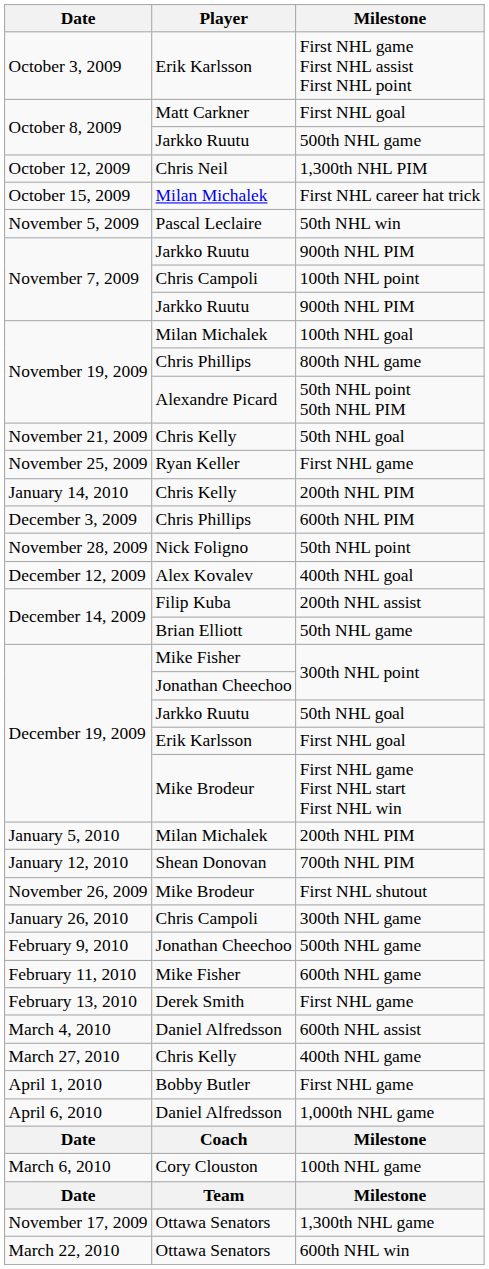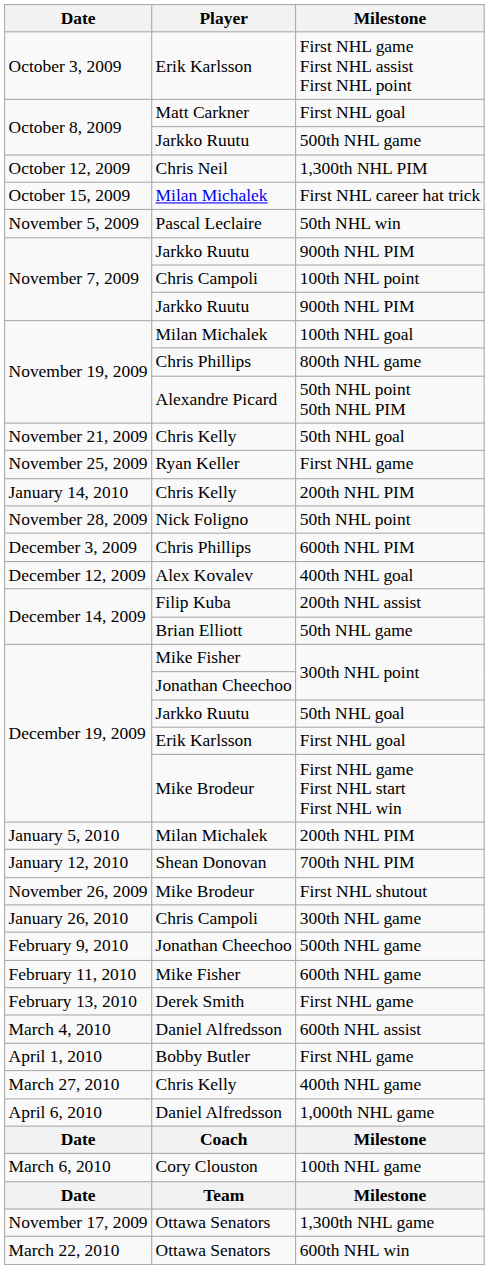rows swapped: (202, 547) <-> (203, 519)
rows swapped: (196, 1056) <-> (203, 1084)
